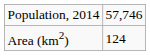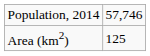(116, 38) 124 -> (116, 38) 125
